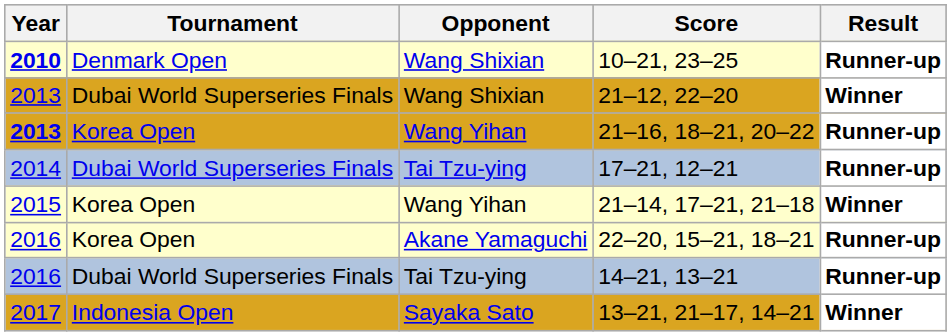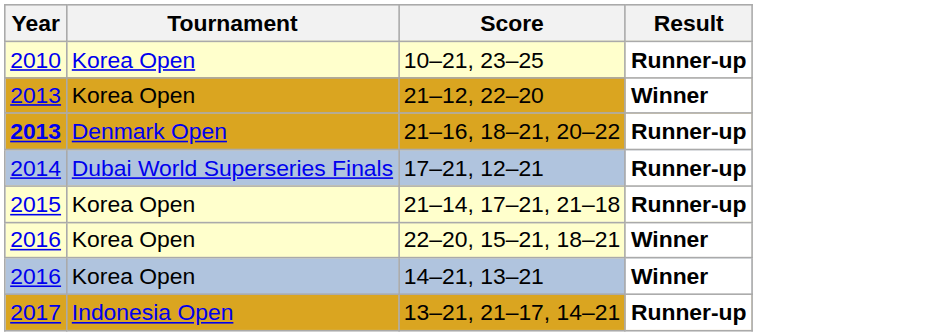- column: (496, 23)
(36, 59) bold -> (36, 59) normal
(149, 59) Denmark Open -> (133, 59) Korea Open
(232, 96) Dubai World Superseries Finals -> (133, 96) Korea Open
(133, 132) Korea Open -> (149, 132) Denmark Open
(864, 204) Winner -> (689, 204) Runner-up
(883, 240) Runner-up -> (670, 240) Winner
(232, 276) Dubai World Superseries Finals -> (133, 276) Korea Open
(883, 276) Runner-up -> (670, 276) Winner
(864, 313) Winner -> (689, 313) Runner-up
